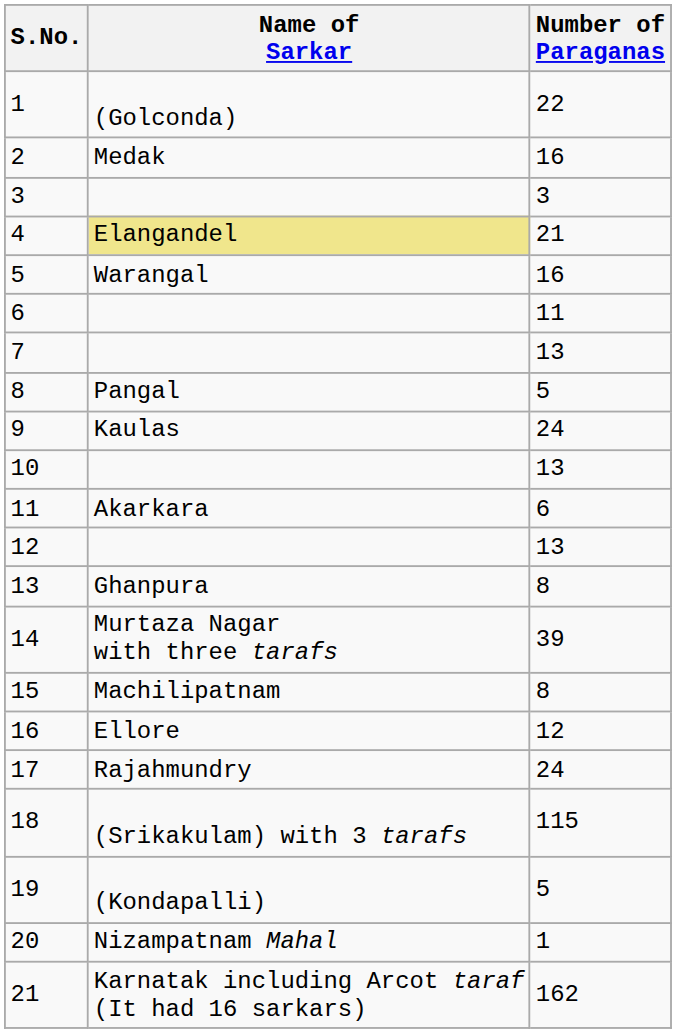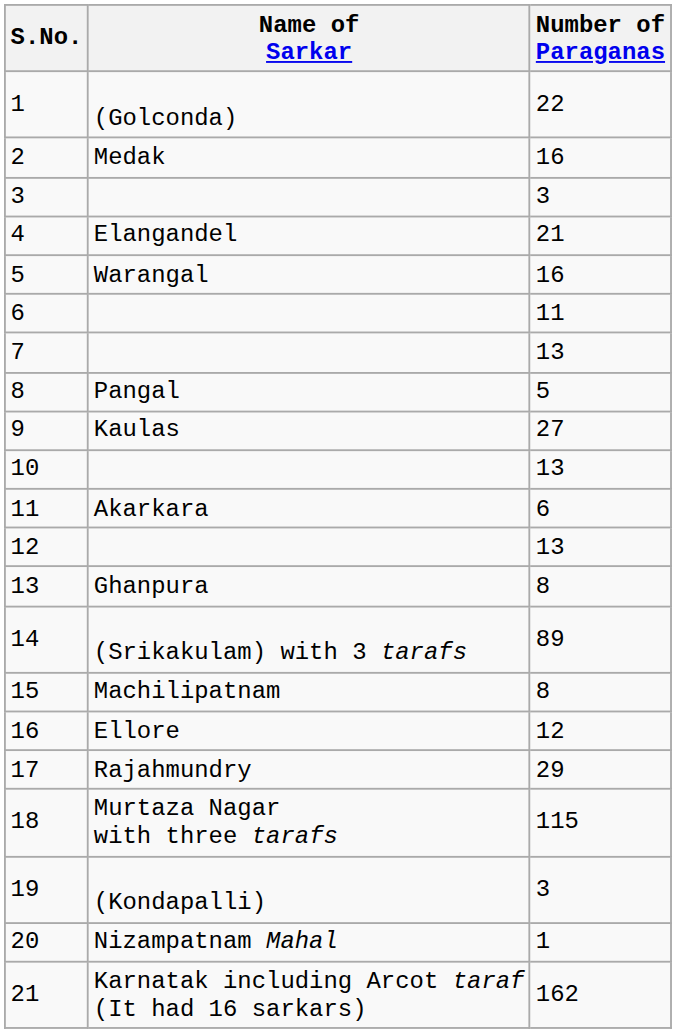(166, 236) khaki background -> (166, 236) no background
(550, 430) 24 -> (550, 430) 27
(216, 639) Murtaza Nagar with three tarafs -> (280, 653) (Srikakulam) with 3 tarafs
(550, 639) 39 -> (550, 639) 89
(550, 770) 24 -> (550, 770) 29
(280, 837) (Srikakulam) with 3 tarafs -> (216, 823) Murtaza Nagar with three tarafs
(543, 889) 5 -> (543, 889) 3
